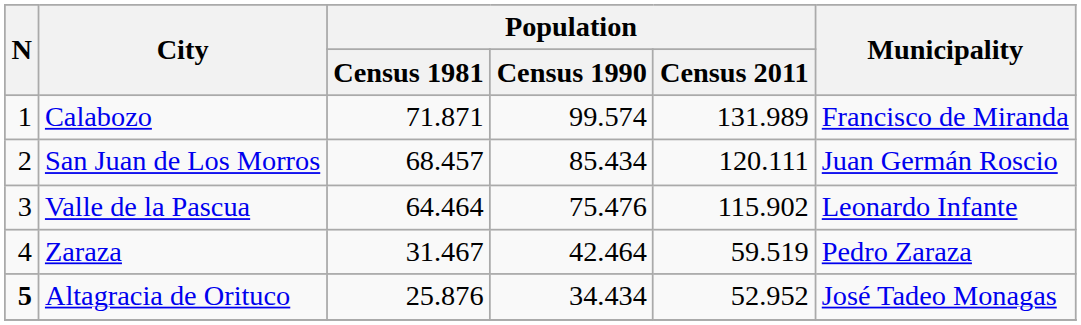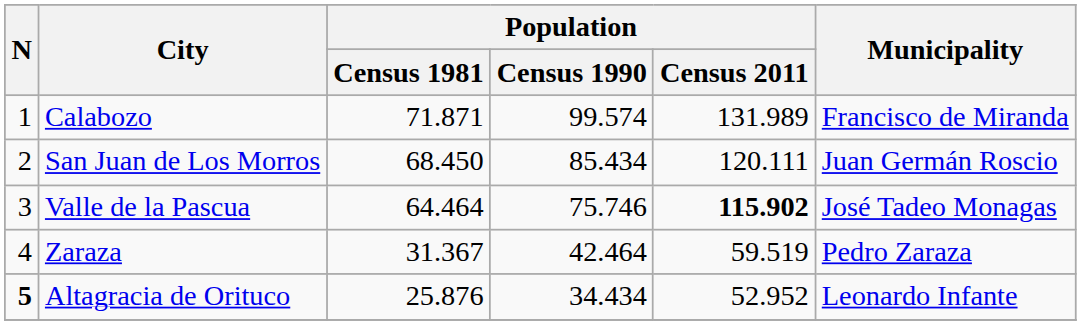(445, 161) 68.457 -> (445, 161) 68.450
(608, 206) 75.476 -> (608, 206) 75.746
(763, 206) normal -> (763, 206) bold
(920, 206) Leonardo Infante -> (939, 206) José Tadeo Monagas
(445, 251) 31.467 -> (445, 251) 31.367
(939, 296) José Tadeo Monagas -> (920, 296) Leonardo Infante
